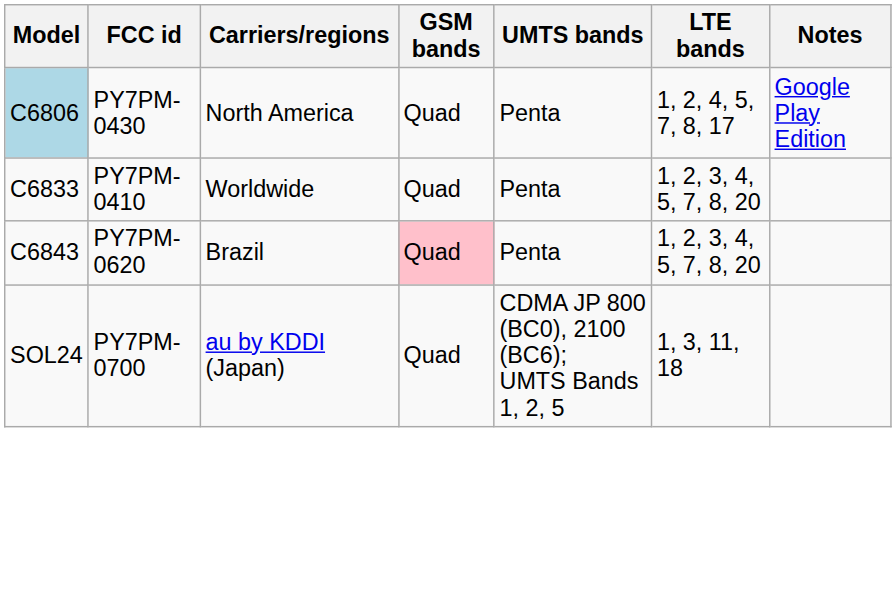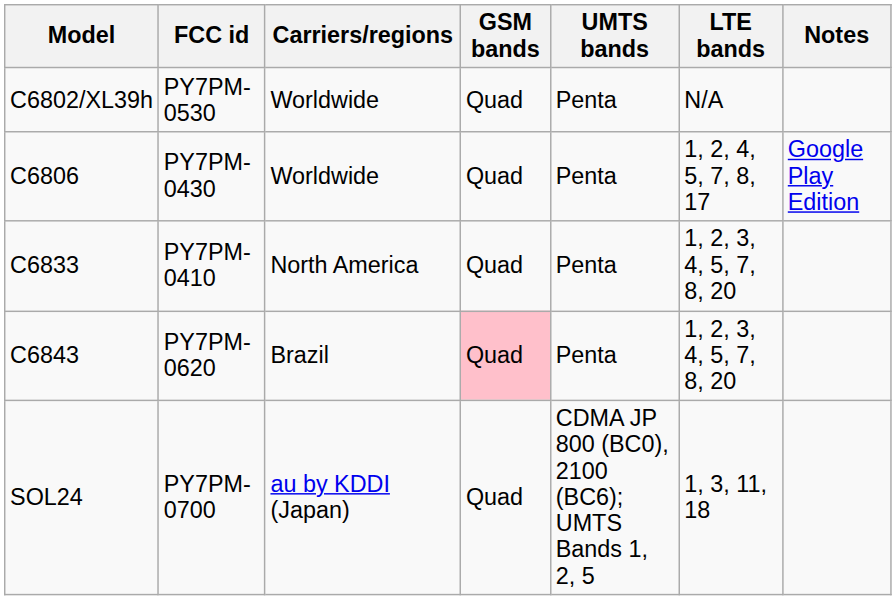+ row: (207, 99)
(45, 112) lightblue background -> (45, 175) no background
(280, 112) North America -> (325, 175) Worldwide
(260, 189) Worldwide -> (344, 265) North America
